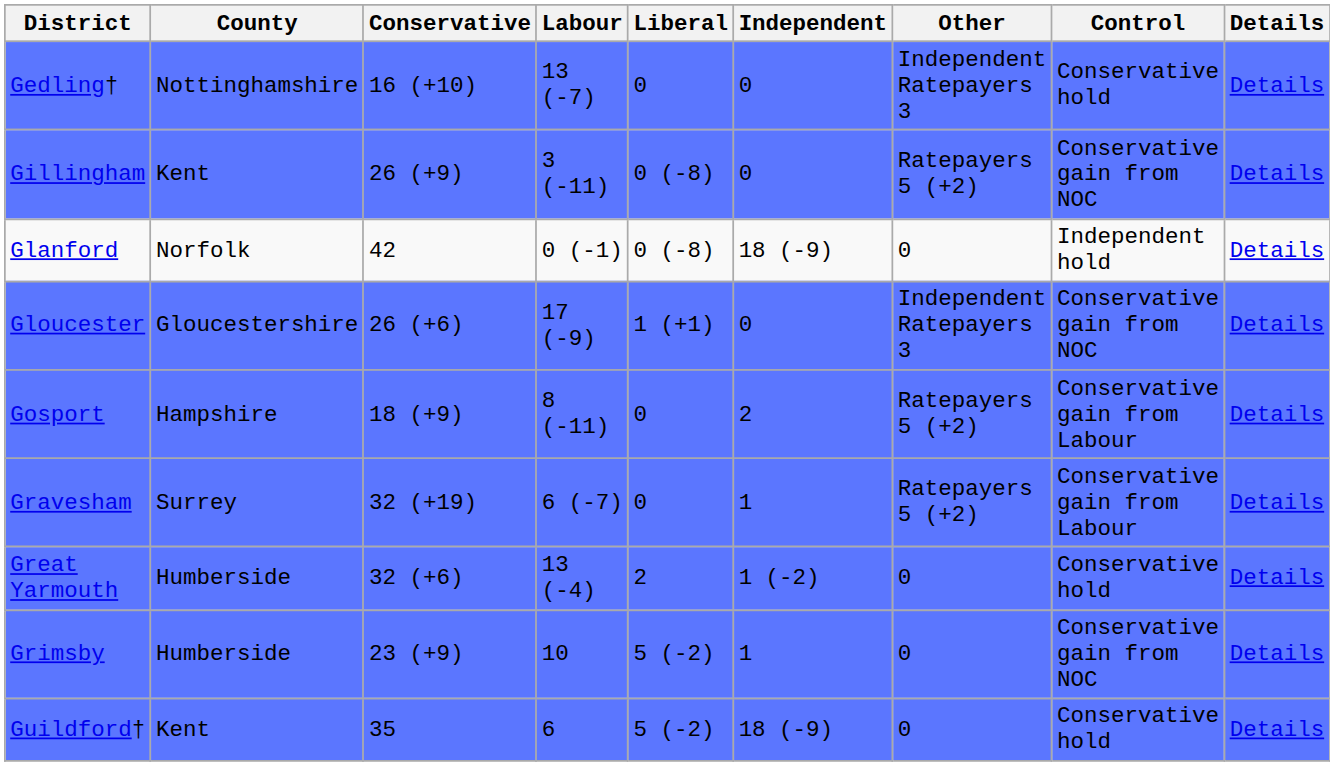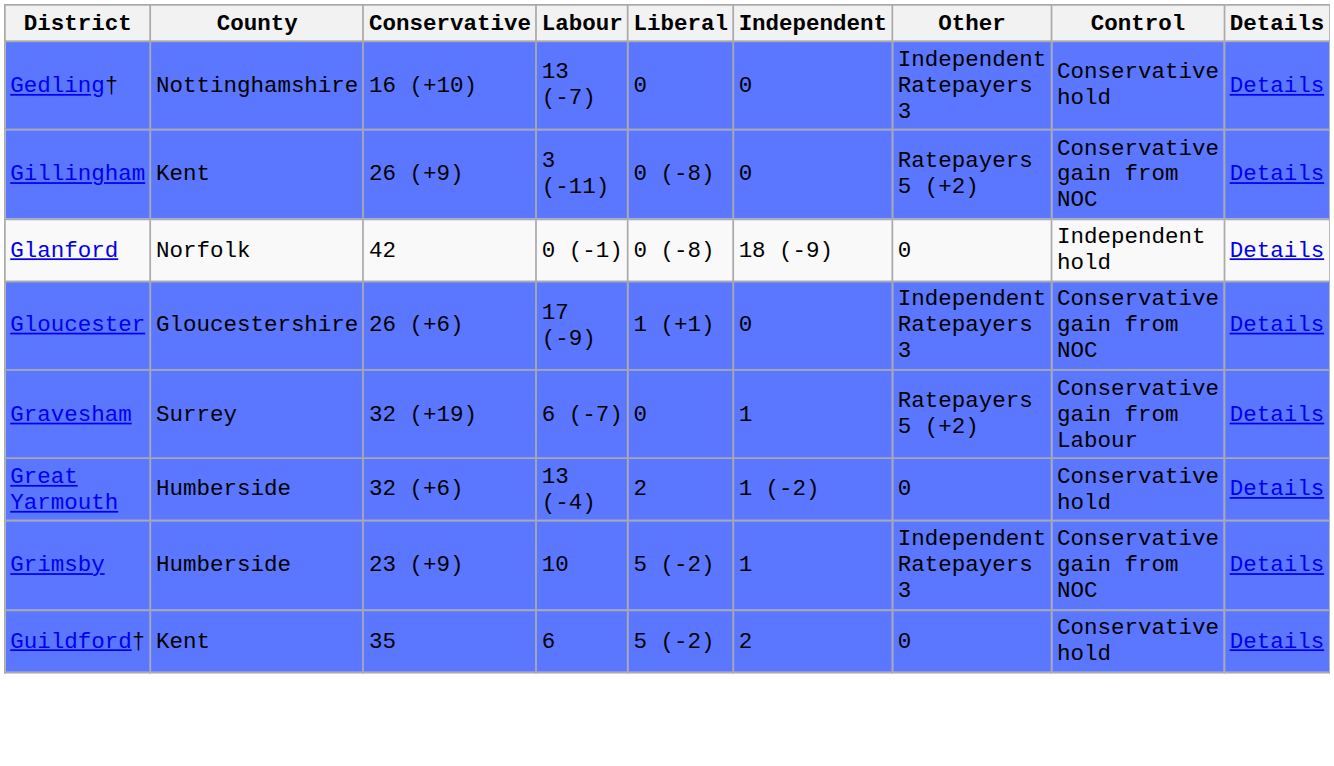- row: (57, 414)
(905, 654) 0 -> (972, 565) Independent Ratepayers 3
(786, 729) 18 (-9) -> (745, 641) 2
